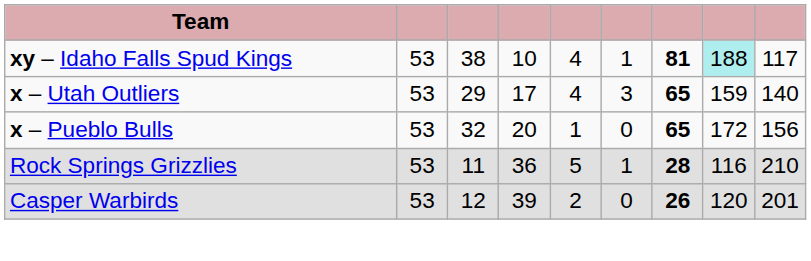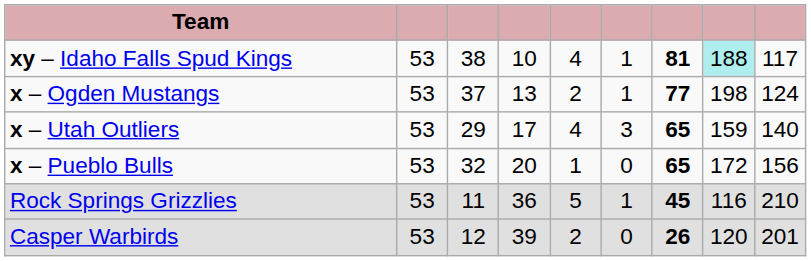+ row: (115, 93)
(678, 165) 28 -> (678, 201) 45
